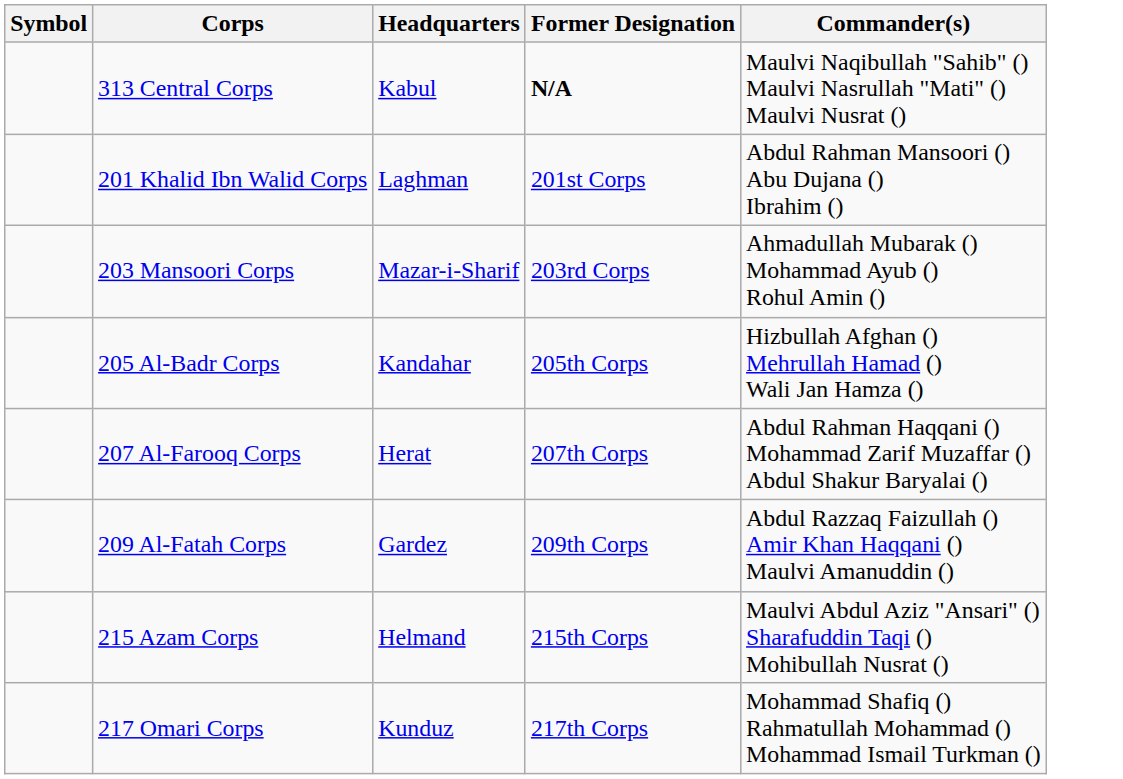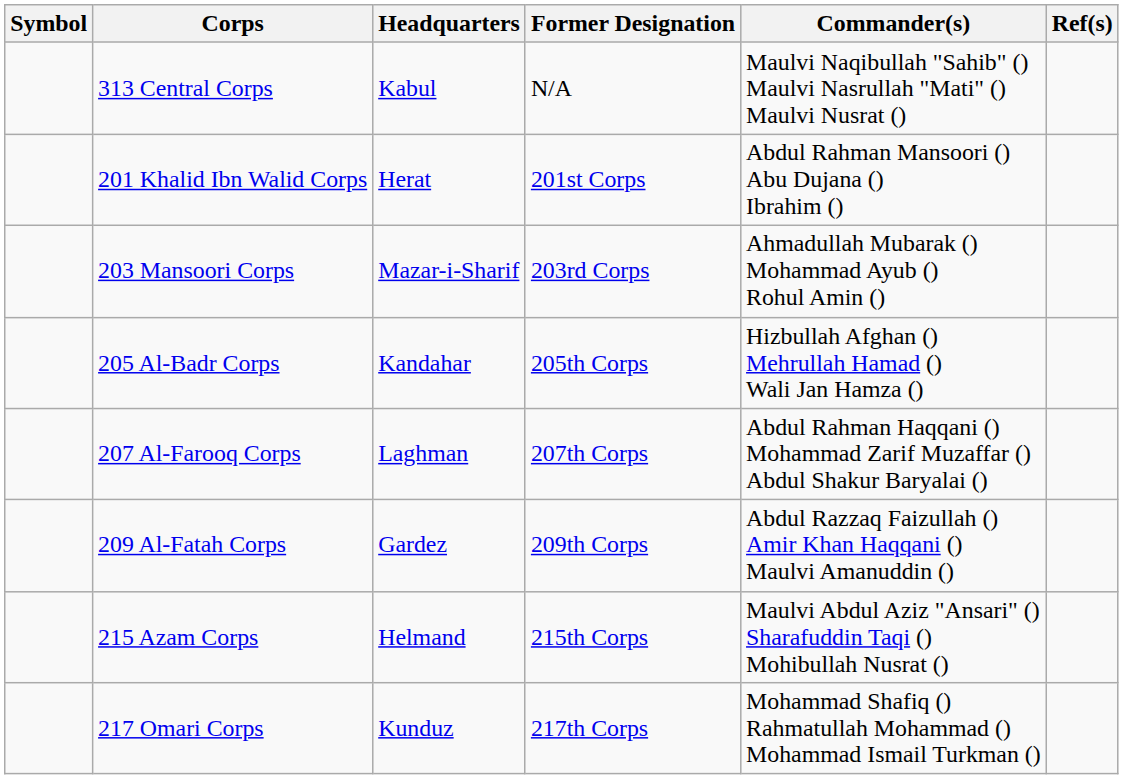+ column: (1082, 23)
(551, 88) bold -> (551, 88) normal
(423, 179) Laghman -> (405, 179) Herat
(405, 453) Herat -> (423, 453) Laghman
